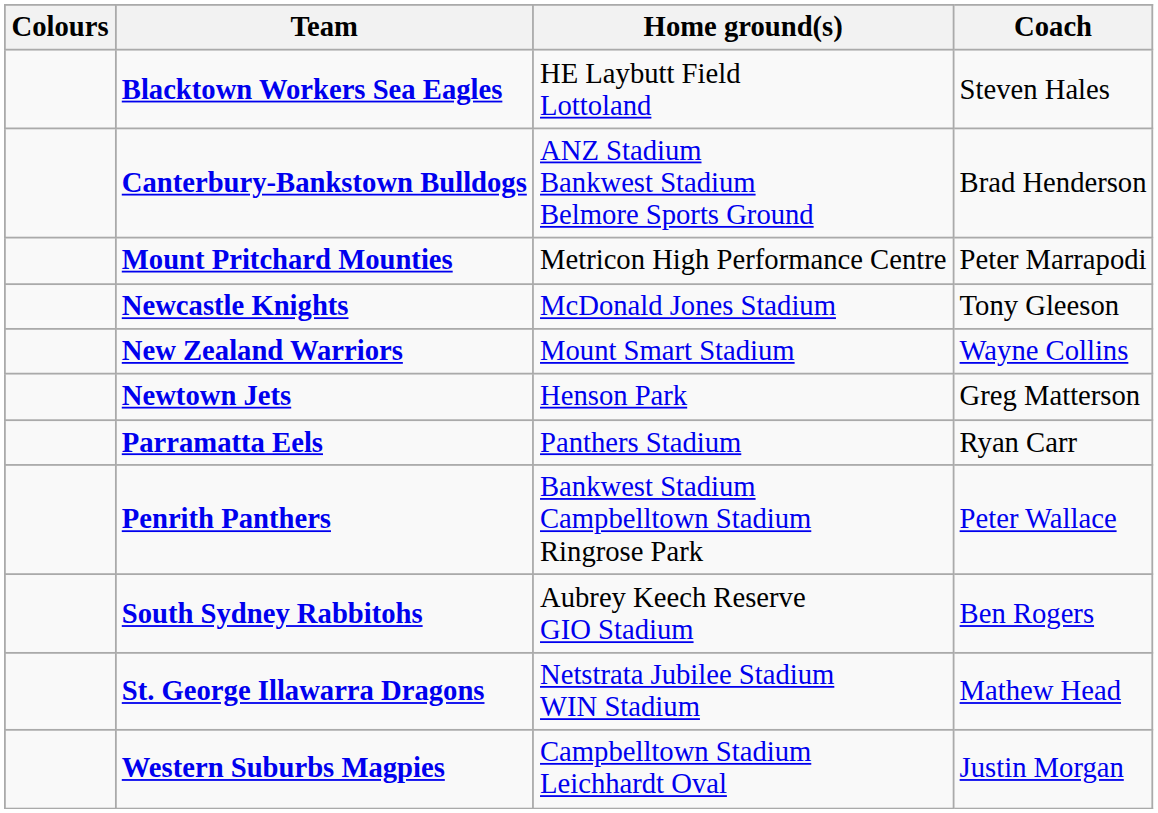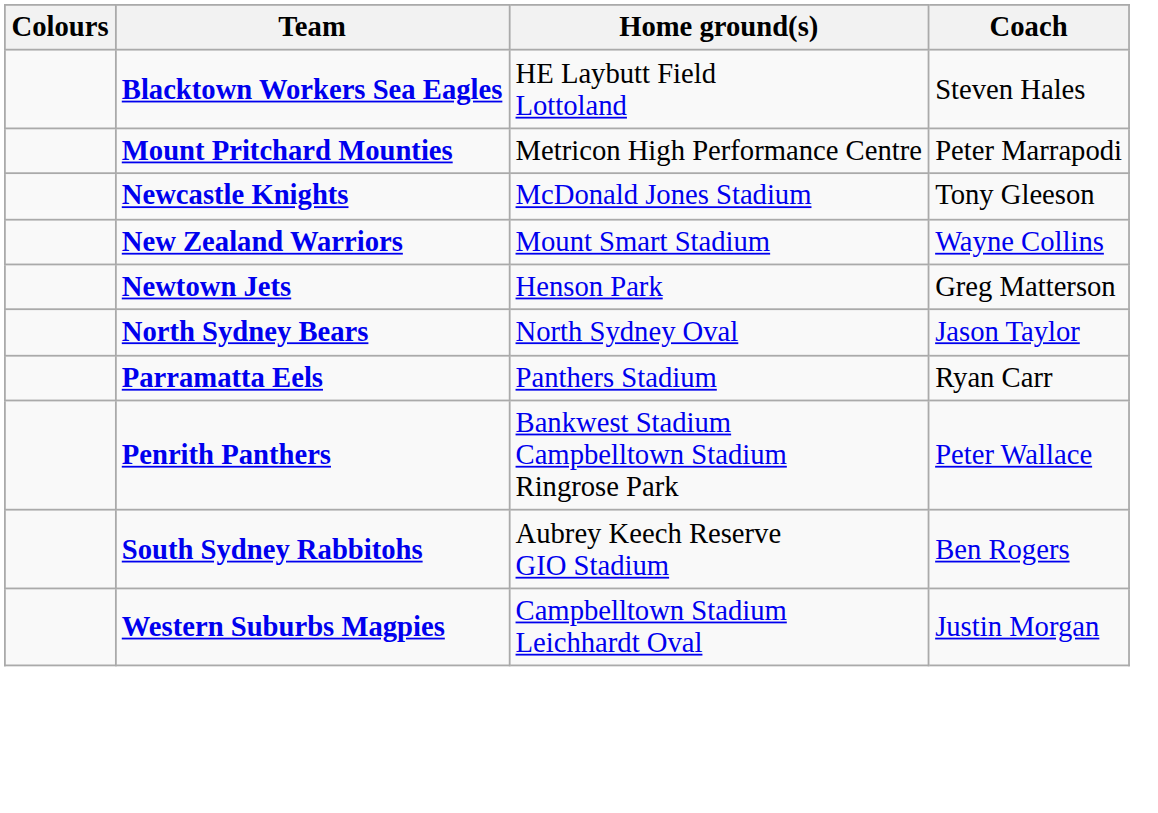- row: (324, 182)
+ row: (245, 331)
- row: (303, 690)
